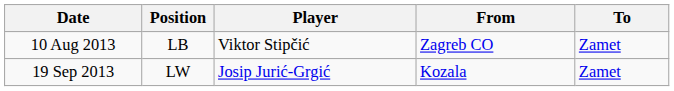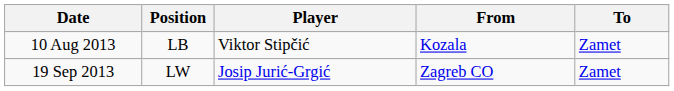(457, 45) Zagreb CO -> (443, 45) Kozala
(443, 72) Kozala -> (457, 72) Zagreb CO
